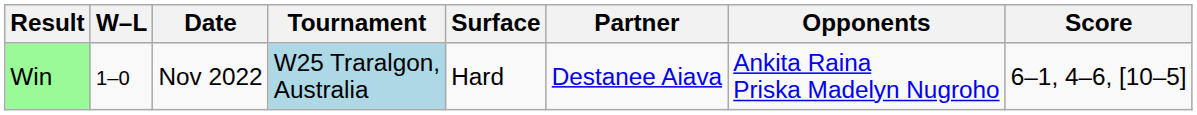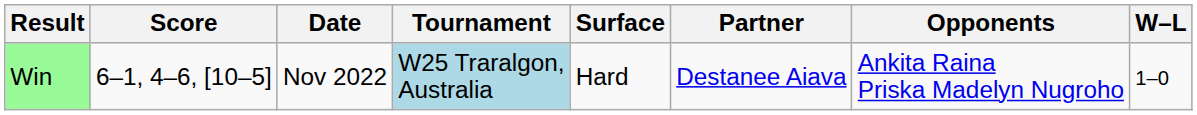columns swapped: (122, 23) <-> (1099, 23)
